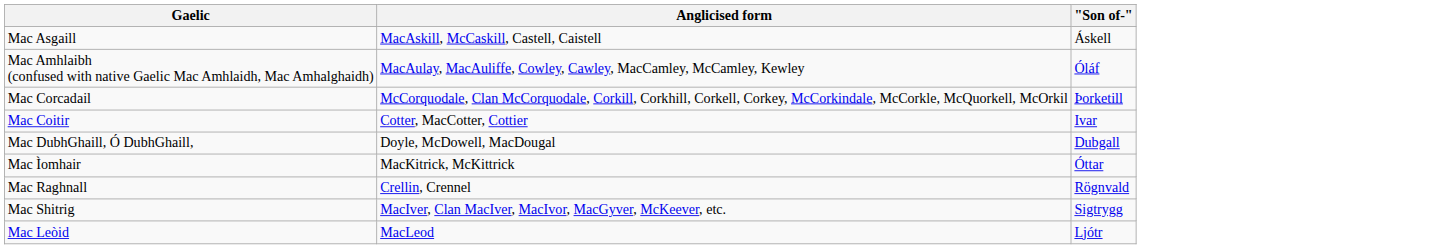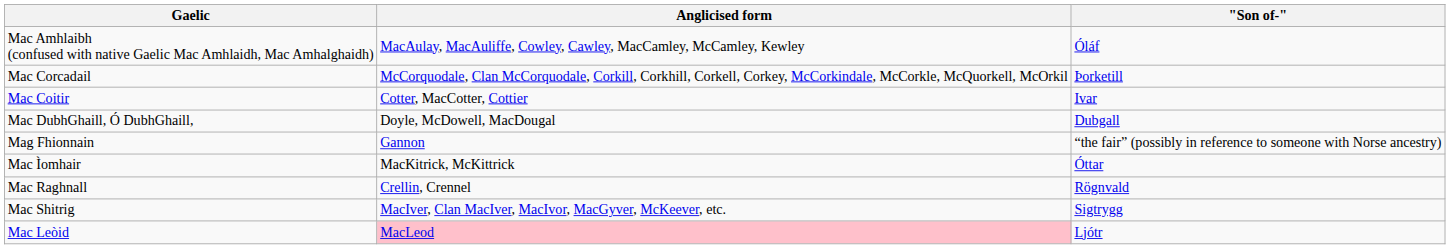- row: (42, 37)
+ row: (51, 143)
(407, 232) no background -> (407, 232) pink background
